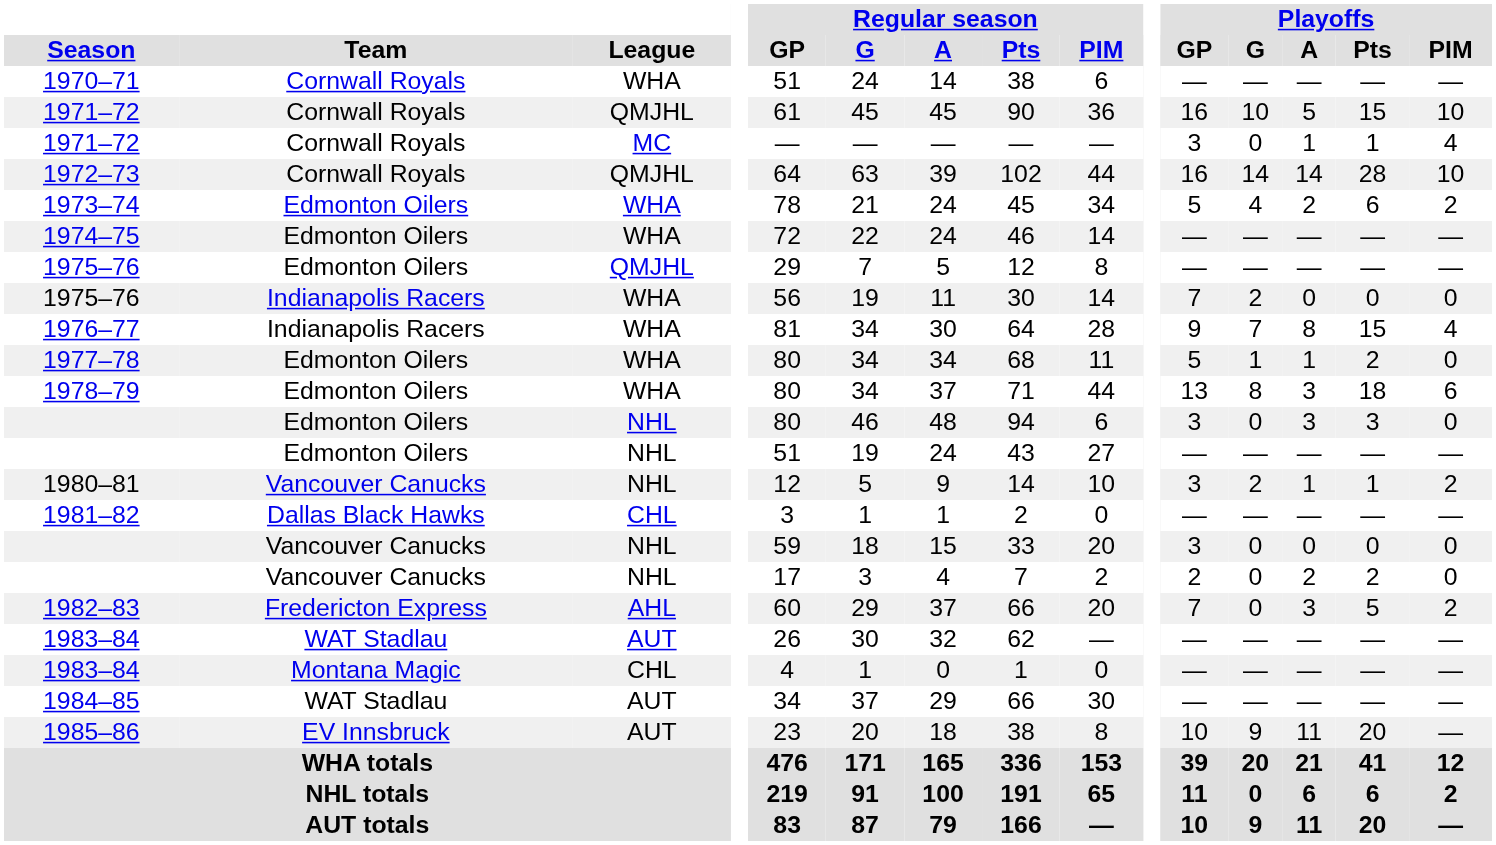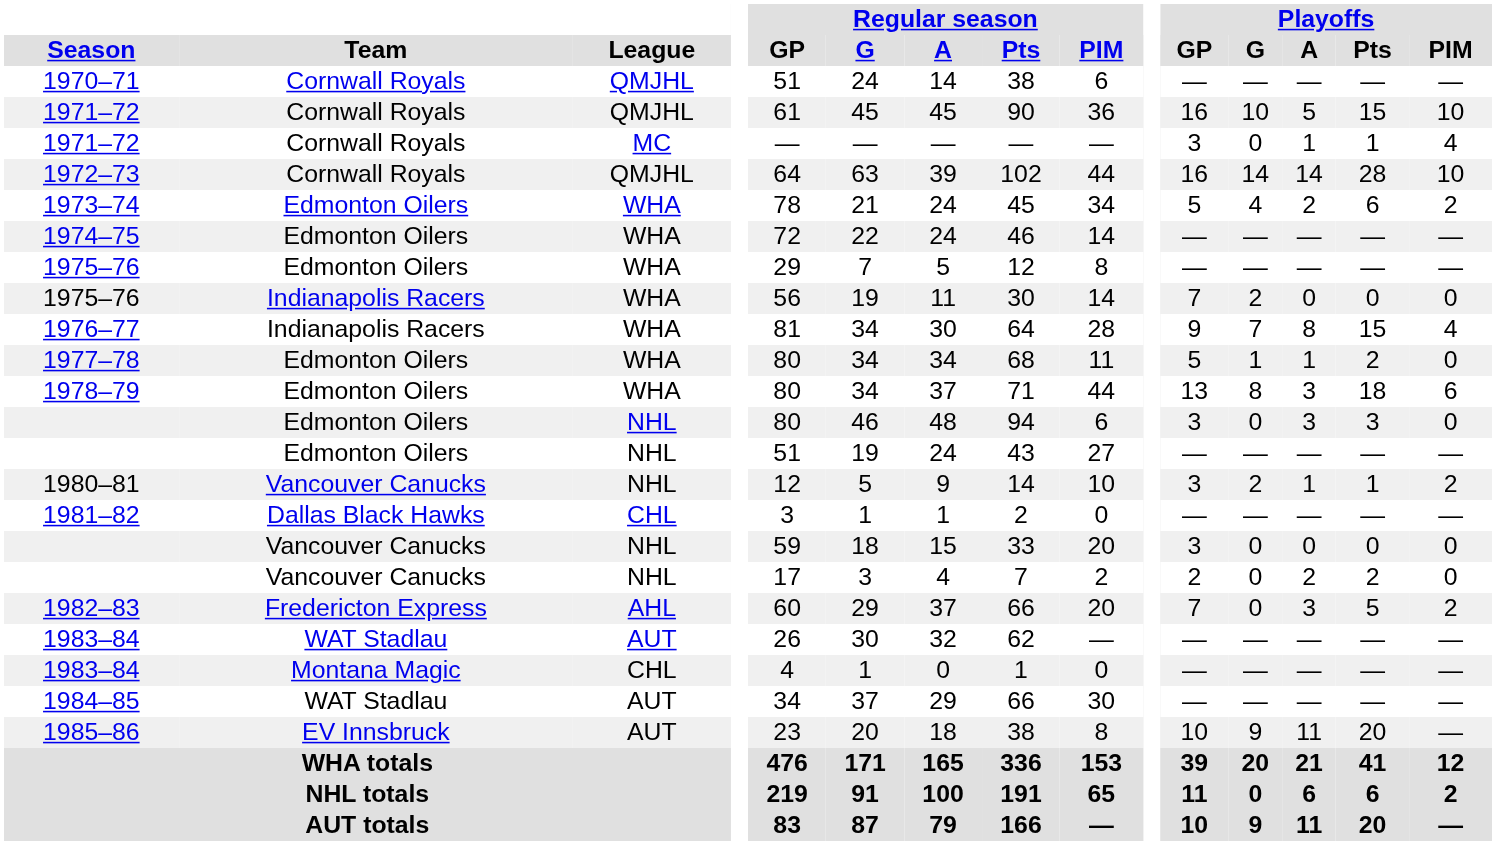(652, 81) WHA -> (652, 81) QMJHL
(652, 267) QMJHL -> (652, 267) WHA
